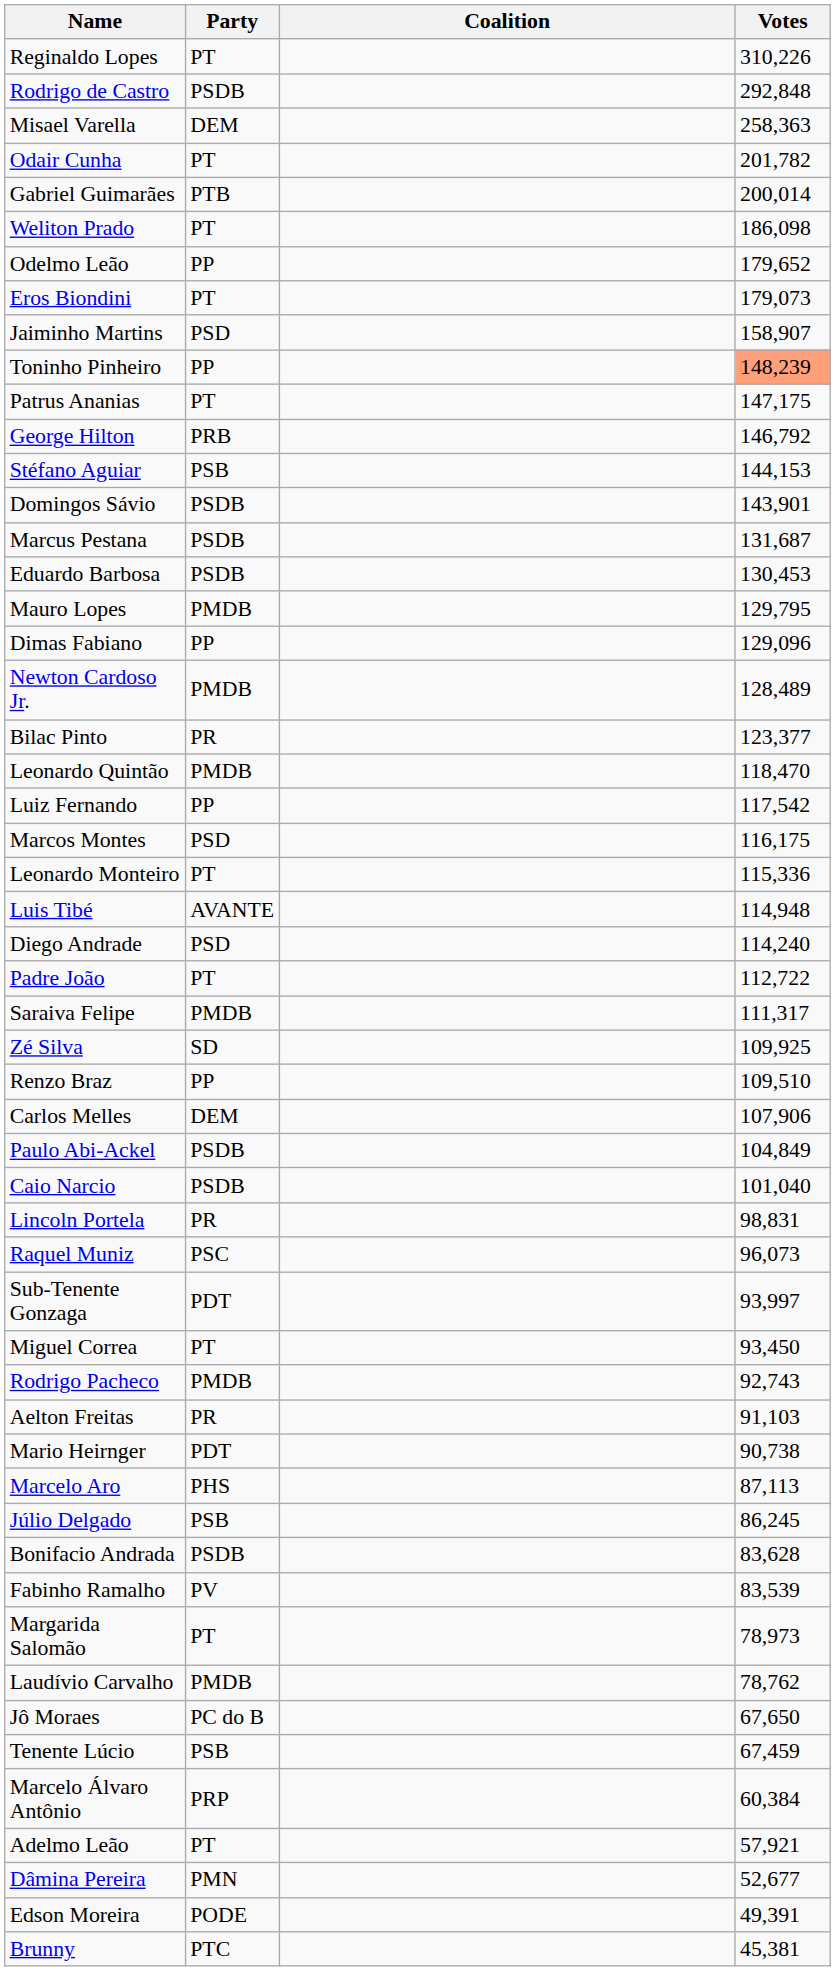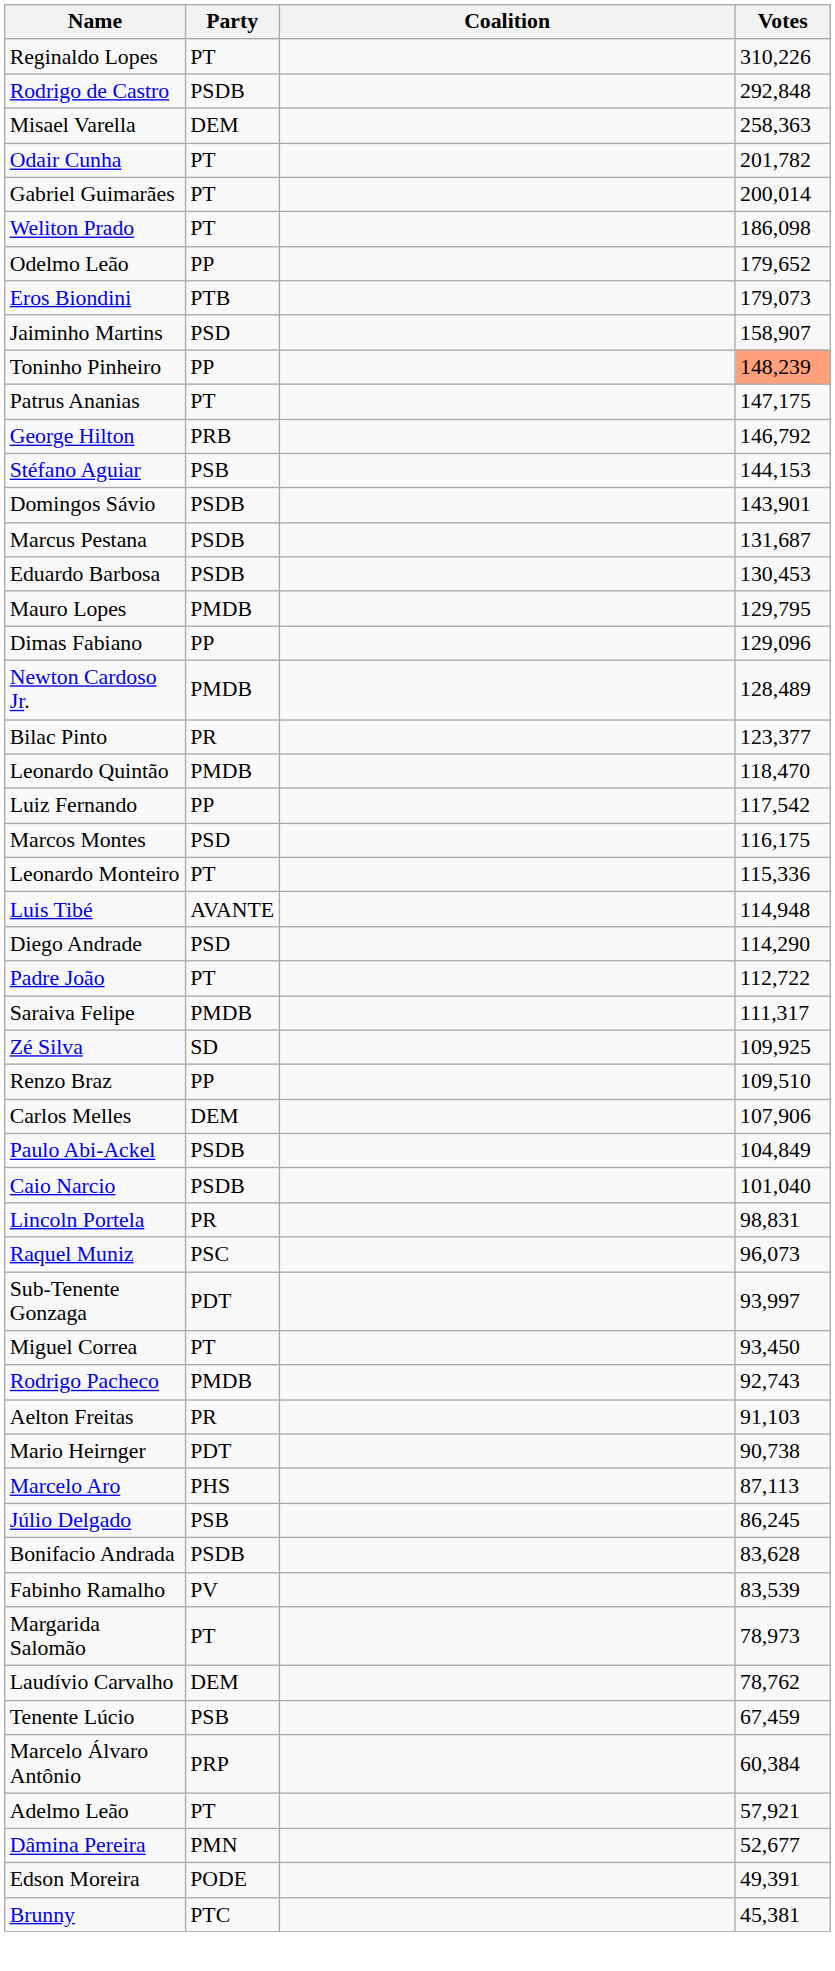(210, 194) PTB -> (203, 194) PT
(203, 297) PT -> (210, 297) PTB
(775, 943) 114,240 -> (775, 943) 114,290
(221, 1682) PMDB -> (214, 1682) DEM
- row: (55, 1717)
